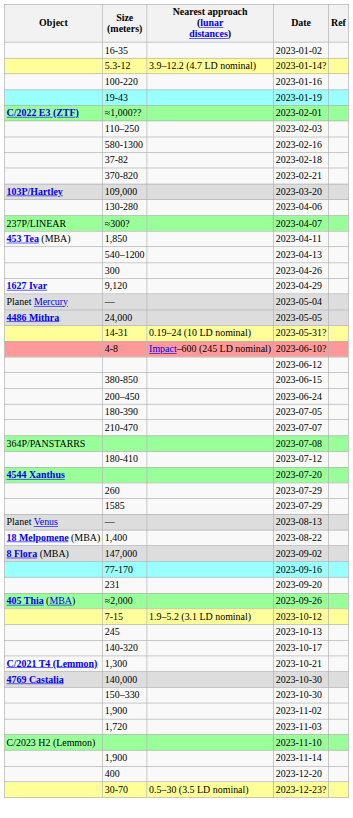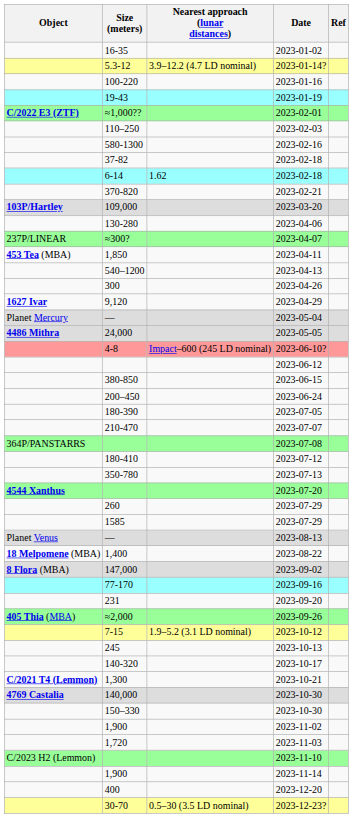+ row: (114, 176)
- row: (116, 333)
+ row: (121, 475)
